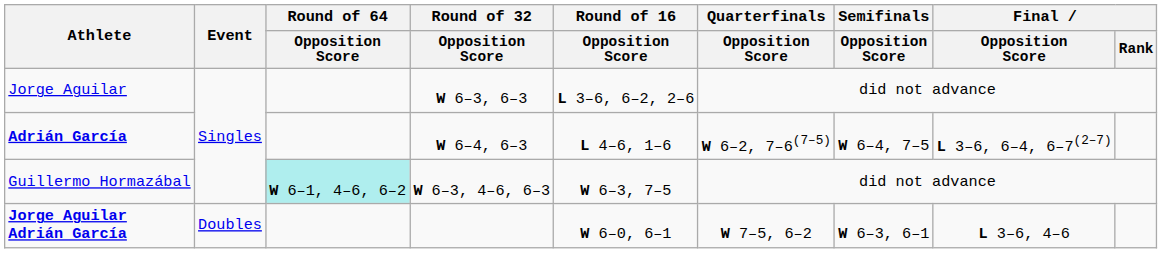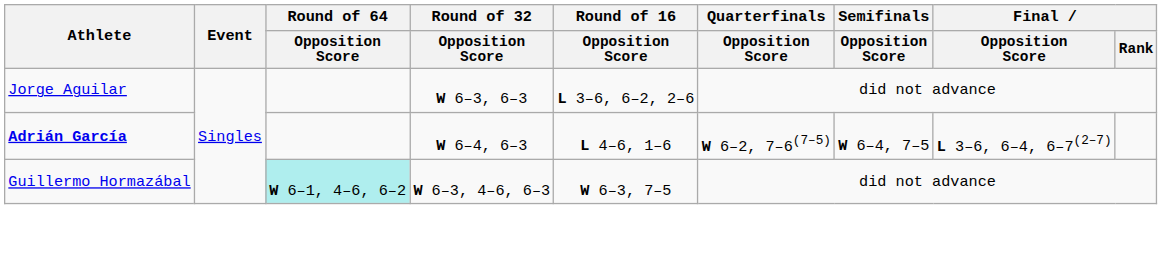- row: (68, 225)
